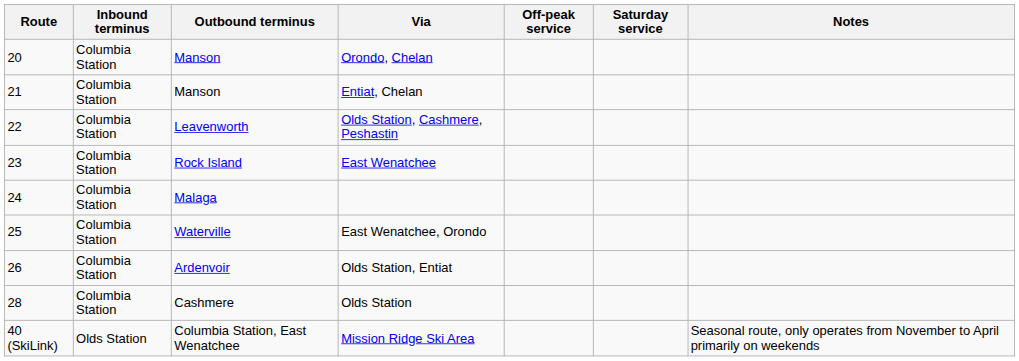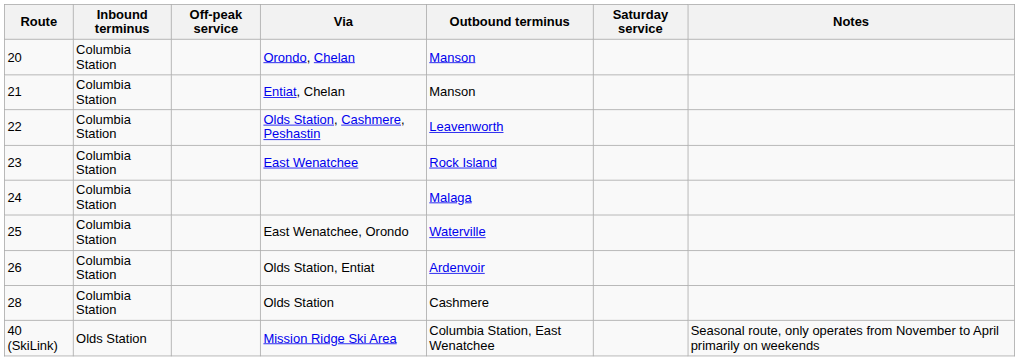columns swapped: (255, 22) <-> (549, 22)
